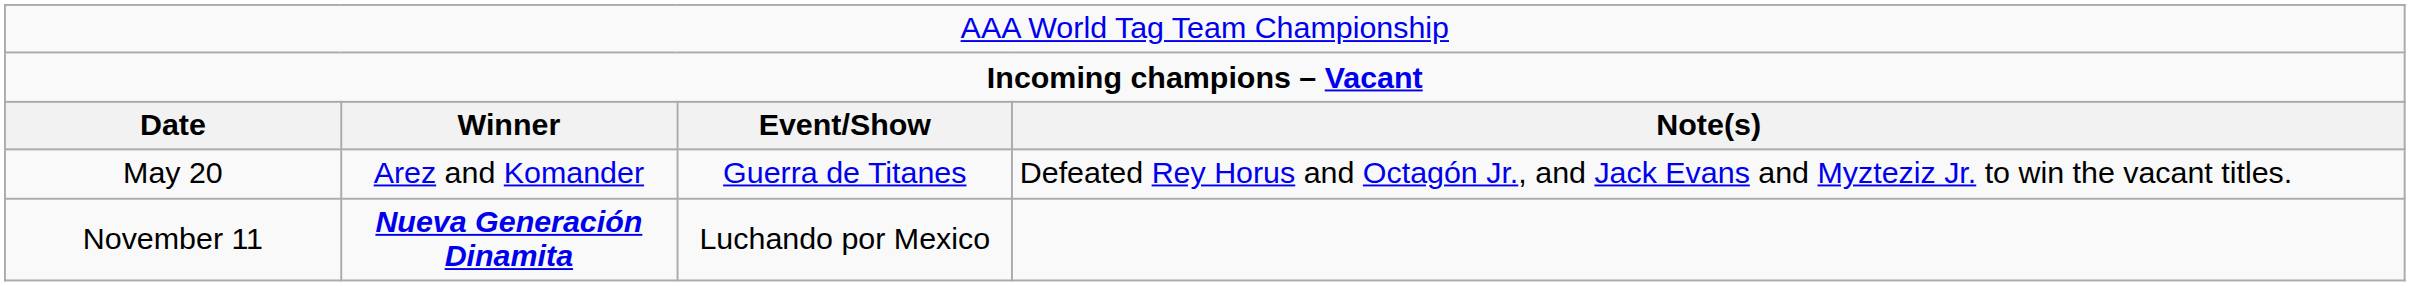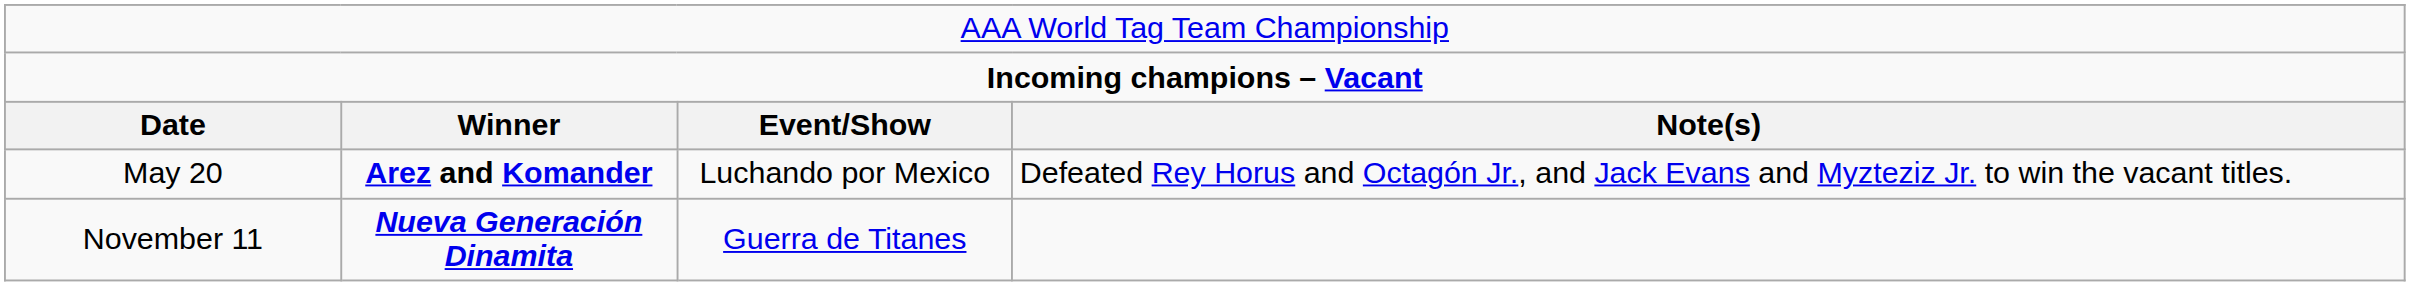(509, 173) normal -> (509, 173) bold
(845, 173) Guerra de Titanes -> (845, 173) Luchando por Mexico
(845, 238) Luchando por Mexico -> (845, 238) Guerra de Titanes
